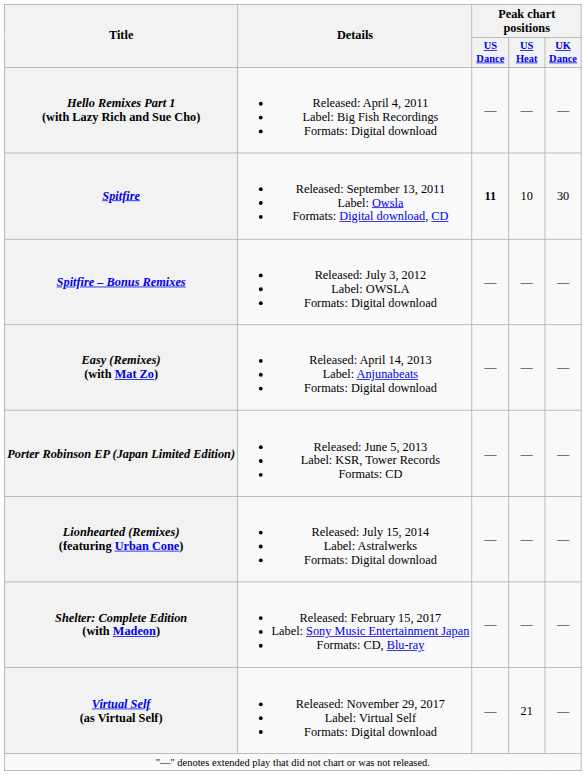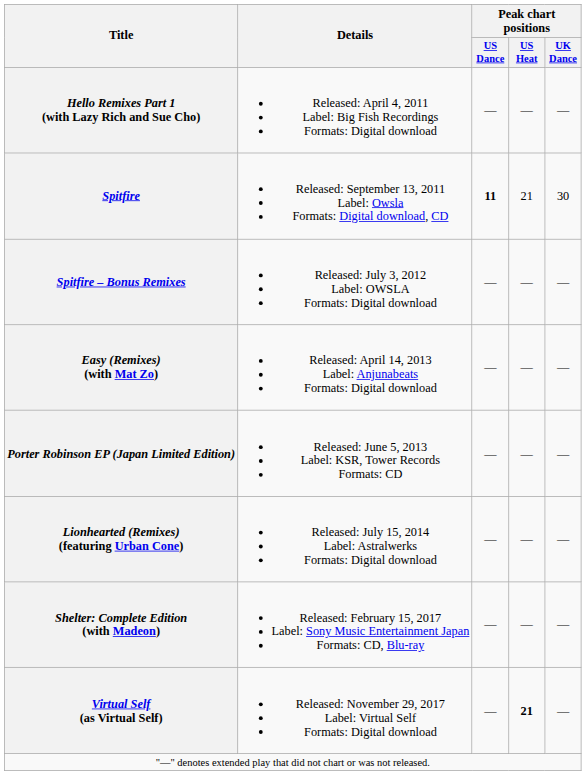(527, 196) 10 -> (527, 196) 21
(527, 710) normal -> (527, 710) bold
